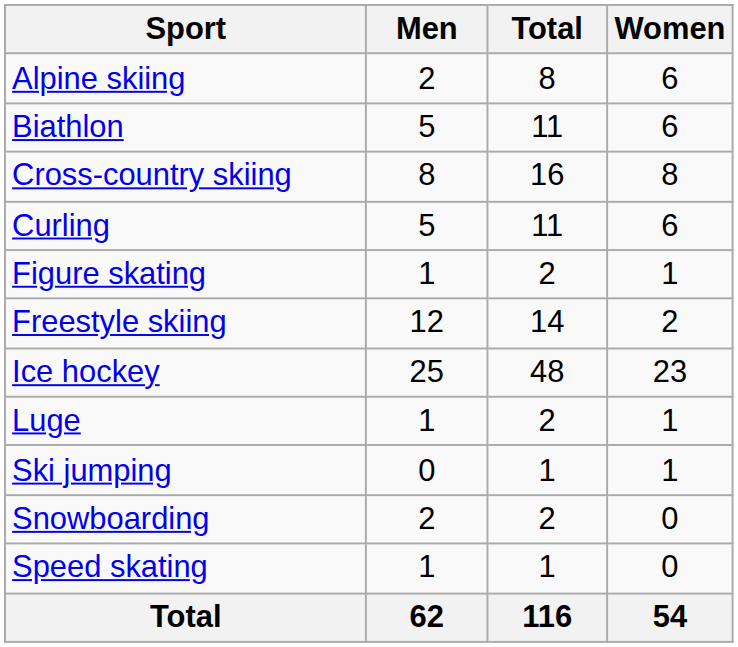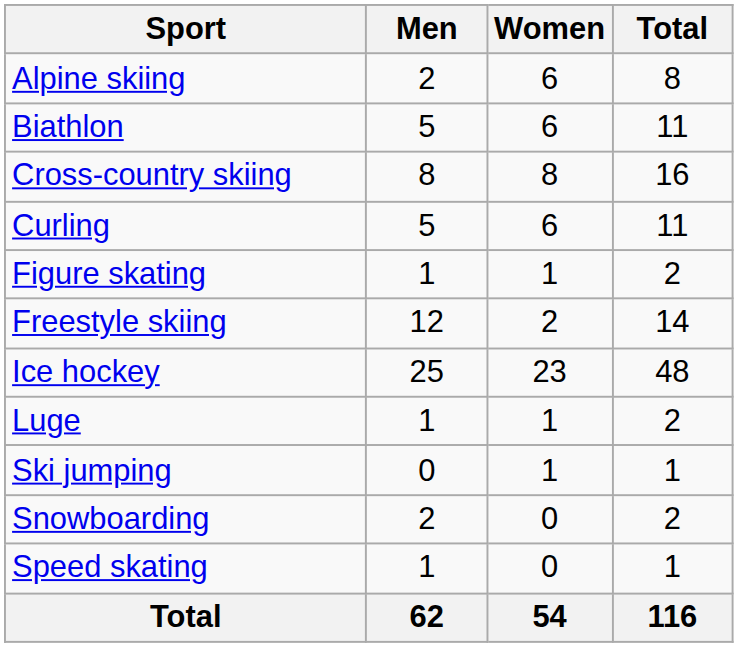columns swapped: (670, 28) <-> (547, 28)
